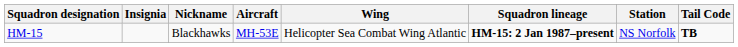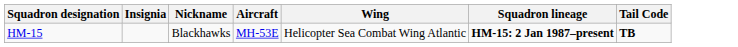- column: (647, 14)
